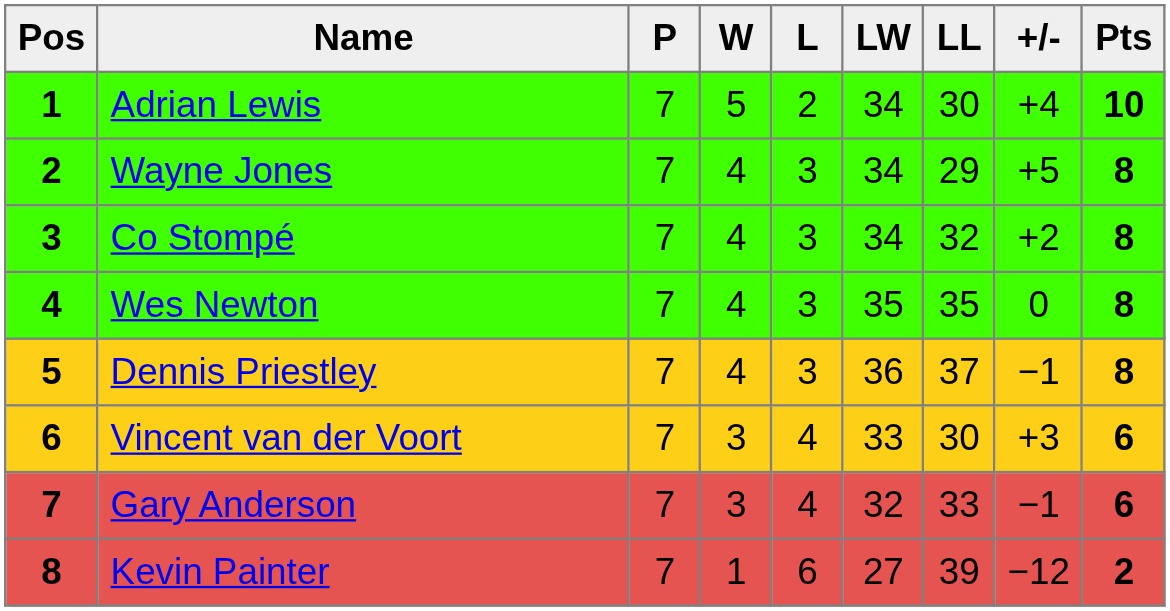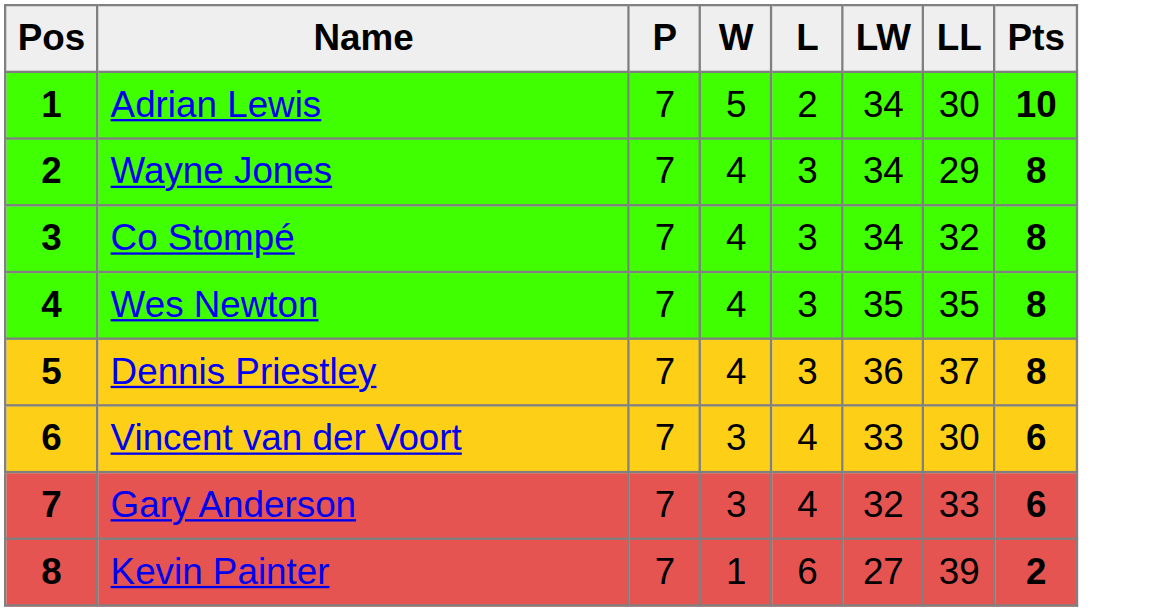- column: (1039, 37)
